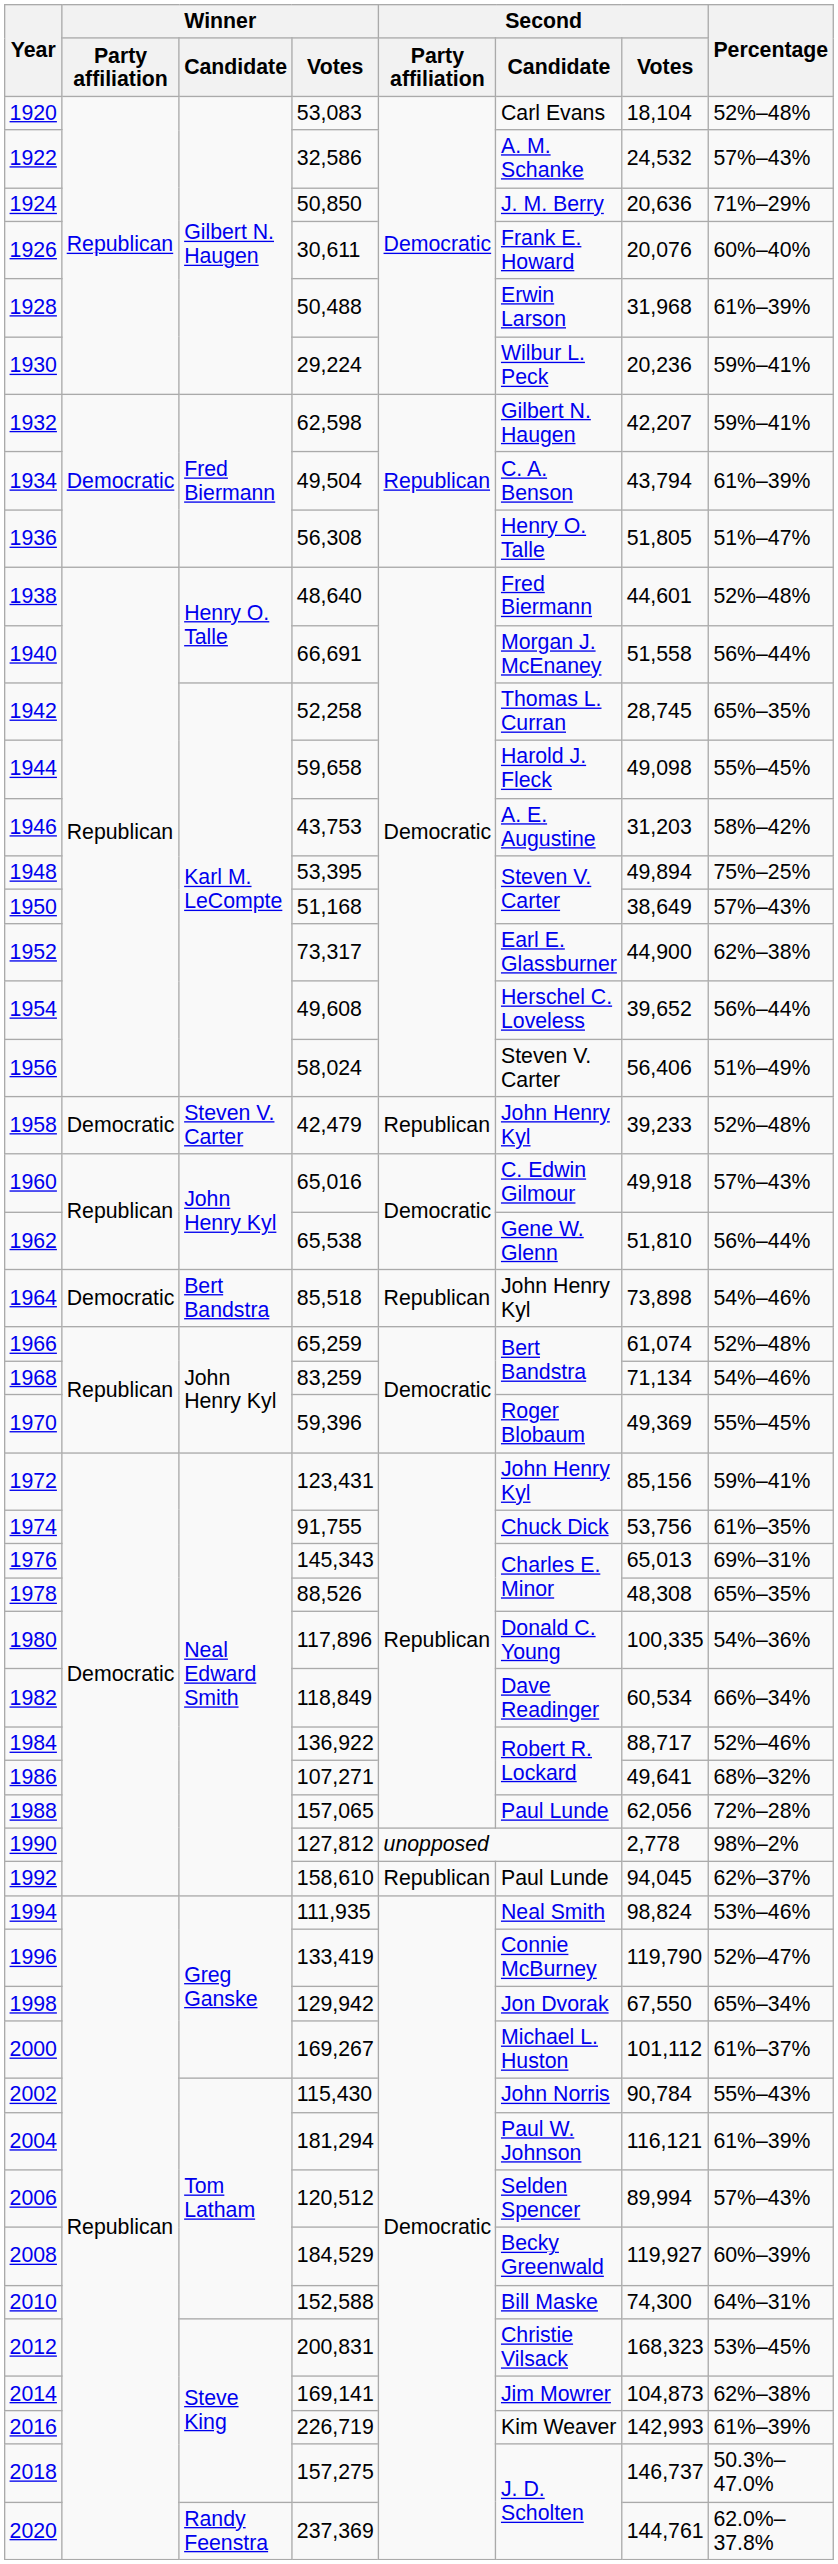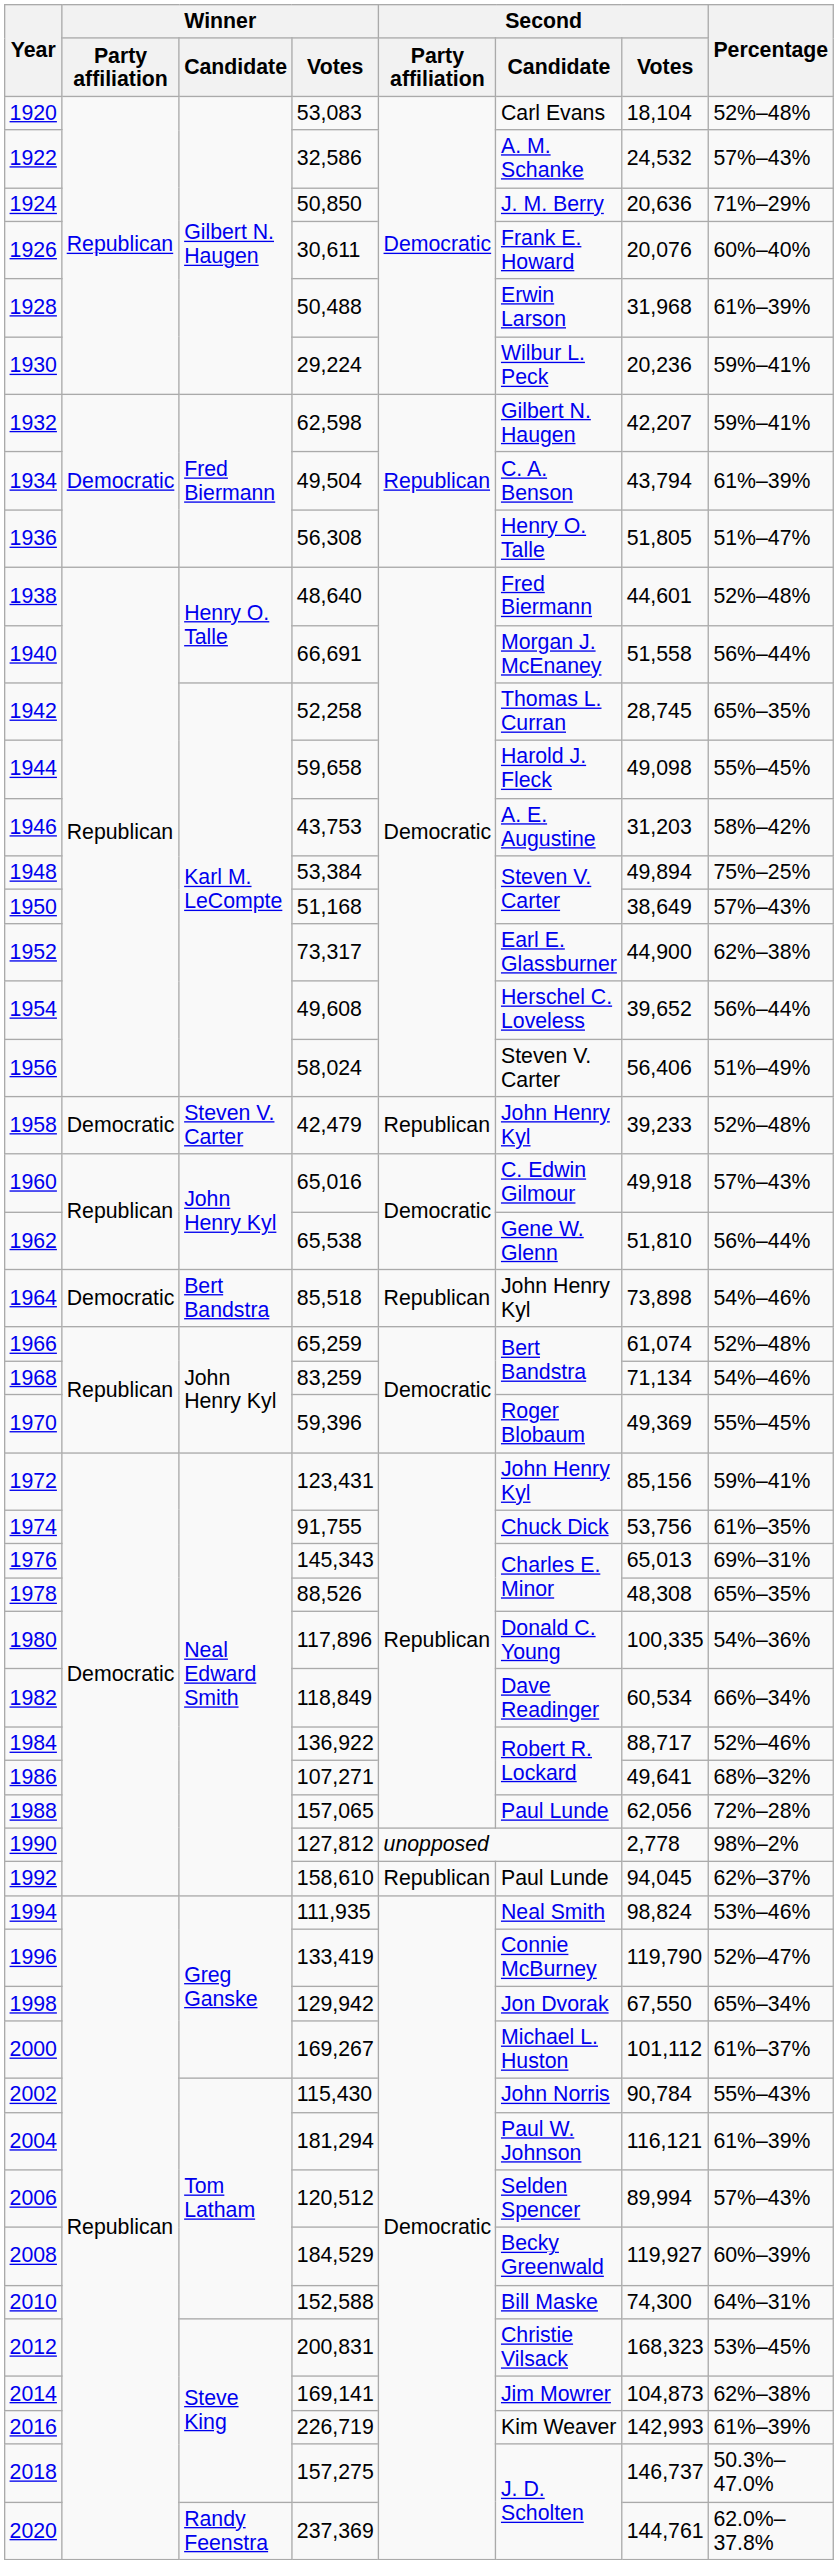(329, 872) 53,395 -> (329, 872) 53,384
